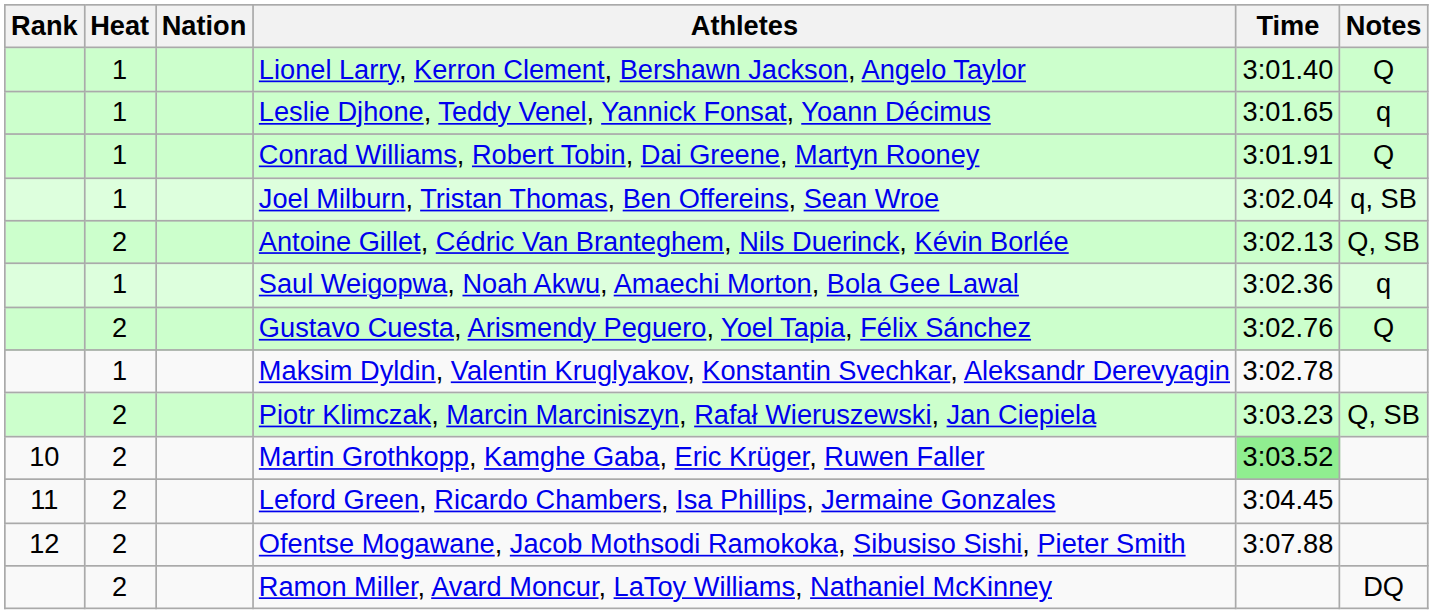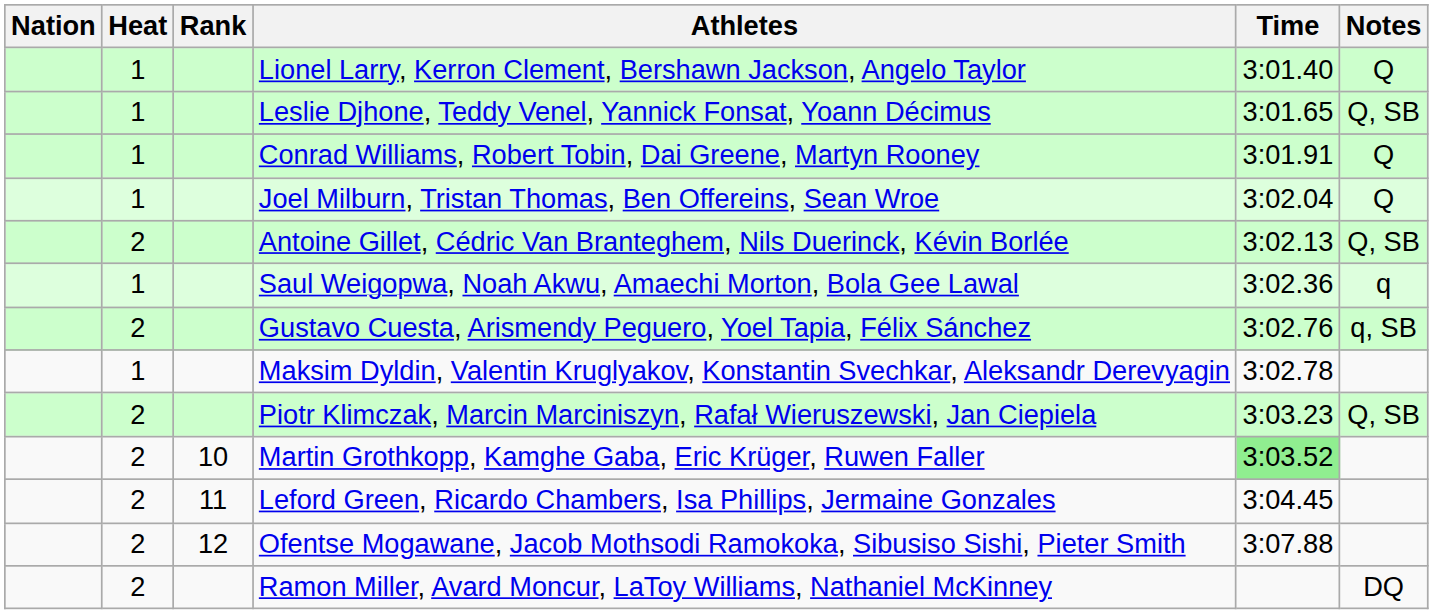columns swapped: (44, 26) <-> (204, 26)
(1384, 112) q -> (1384, 112) Q, SB
(1384, 198) q, SB -> (1384, 198) Q
(1384, 328) Q -> (1384, 328) q, SB
